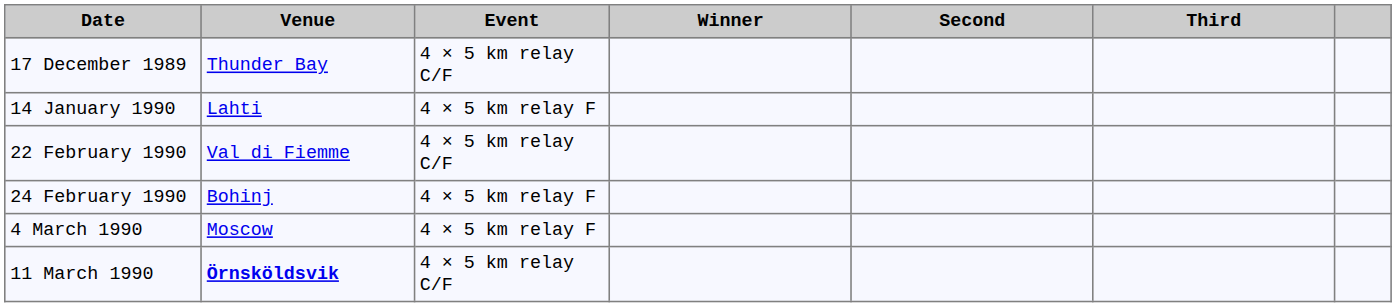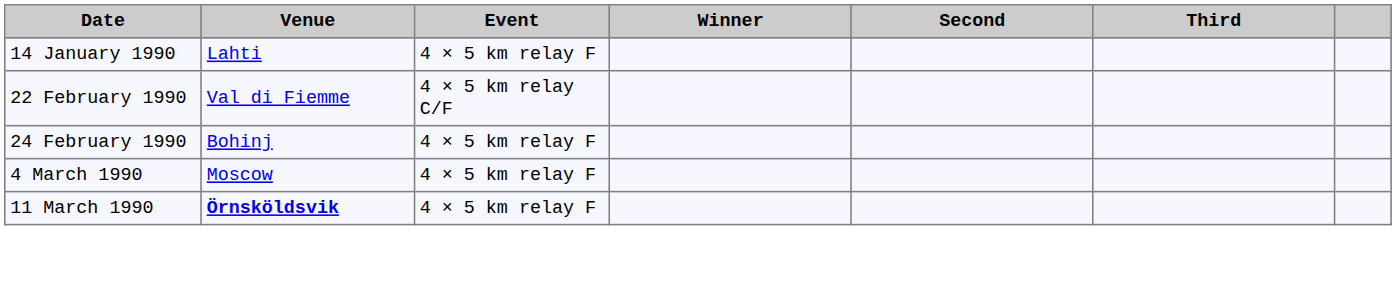- row: (98, 65)
(497, 274) 4 × 5 km relay C/F -> (508, 208) 4 × 5 km relay F
